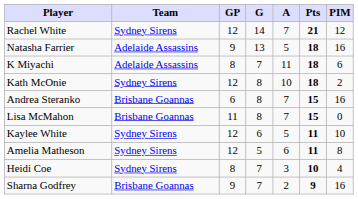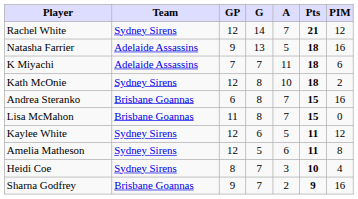(232, 64) 8 -> (232, 64) 7
(340, 133) 10 -> (340, 133) 12
